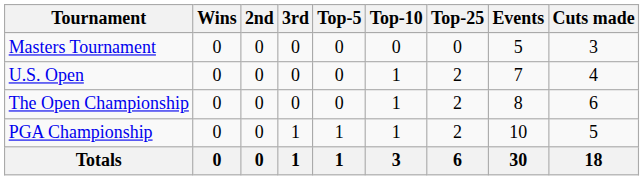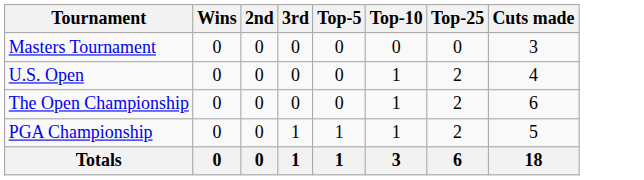- column: (518, 18)
